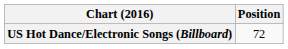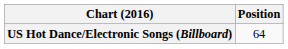(259, 33) 72 -> (259, 33) 64
